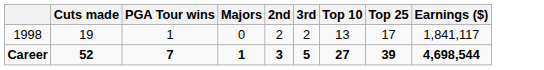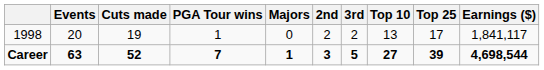+ column: (75, 15)
